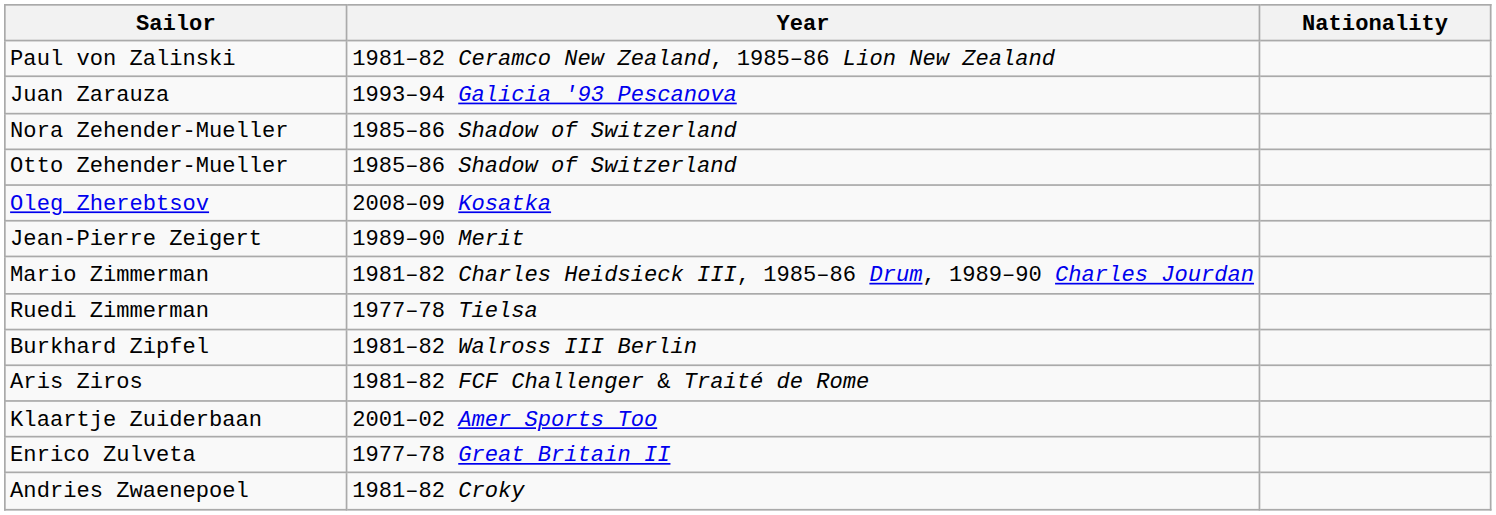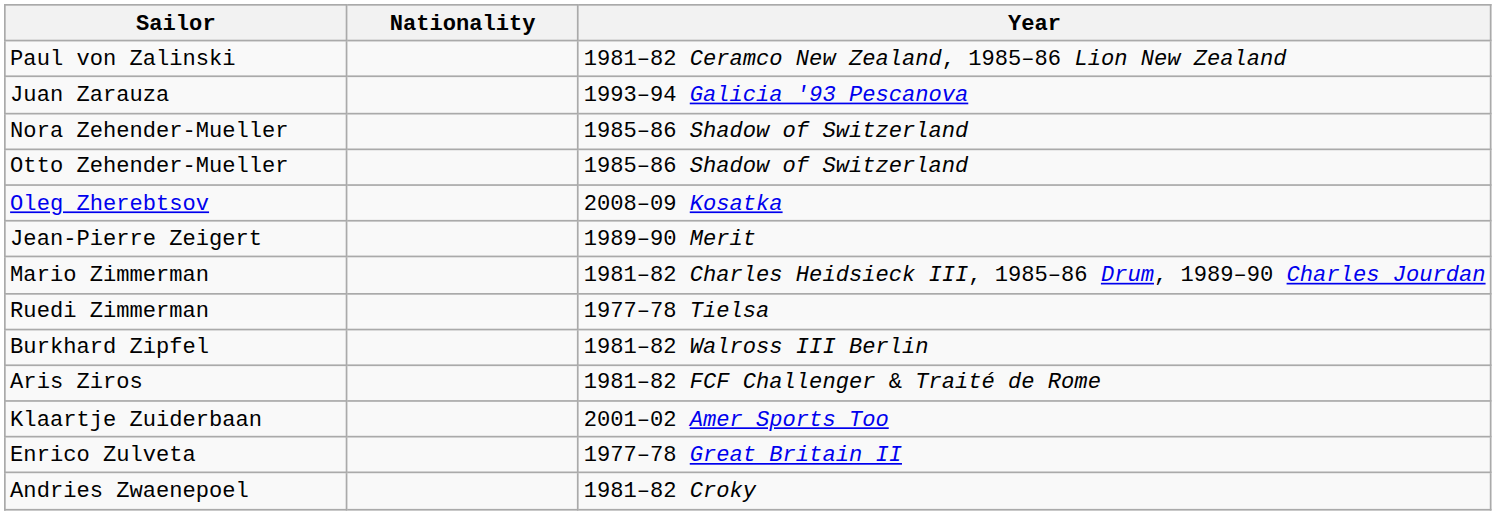columns swapped: (1375, 23) <-> (803, 23)
